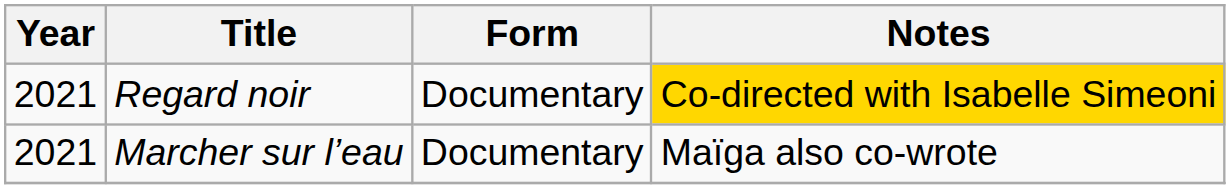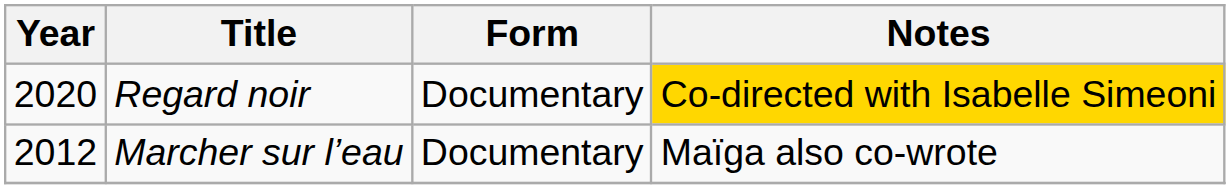(55, 93) 2021 -> (55, 93) 2020
(55, 152) 2021 -> (55, 152) 2012
